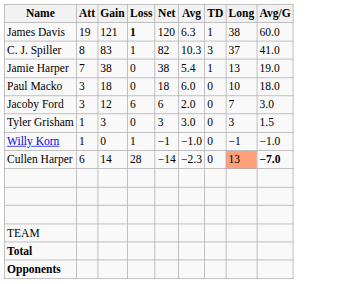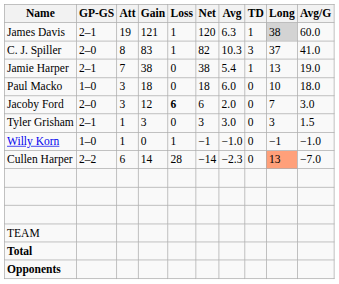+ column: (97, 13)
(133, 31) bold -> (173, 31) normal
(234, 31) no background -> (275, 31) lightgrey background
(133, 104) normal -> (173, 104) bold
(270, 159) bold -> (310, 159) normal
